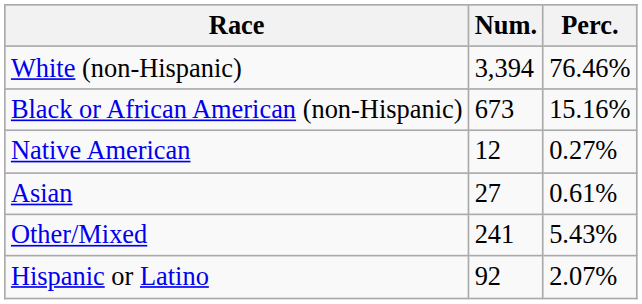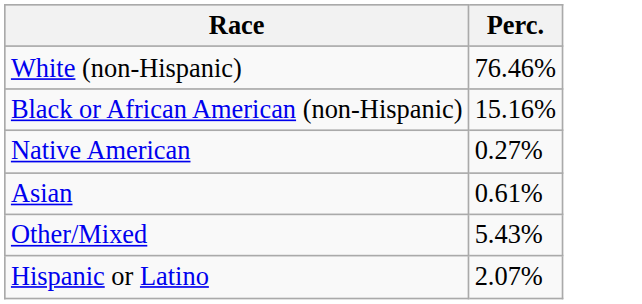- column: (506, 25)
